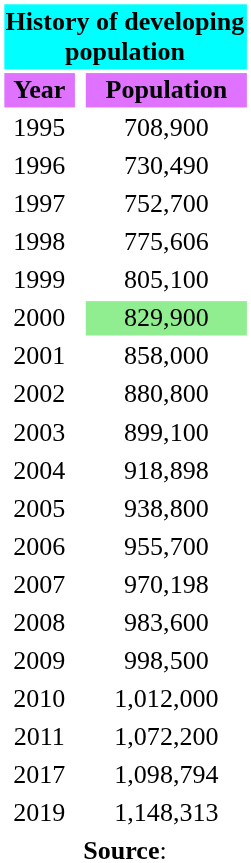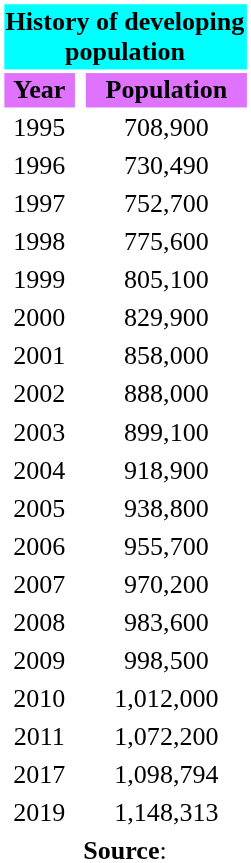(166, 242) 775,606 -> (166, 242) 775,600
(166, 318) lightgreen background -> (166, 318) no background
(166, 394) 880,800 -> (166, 394) 888,000
(166, 470) 918,898 -> (166, 470) 918,900
(166, 584) 970,198 -> (166, 584) 970,200
